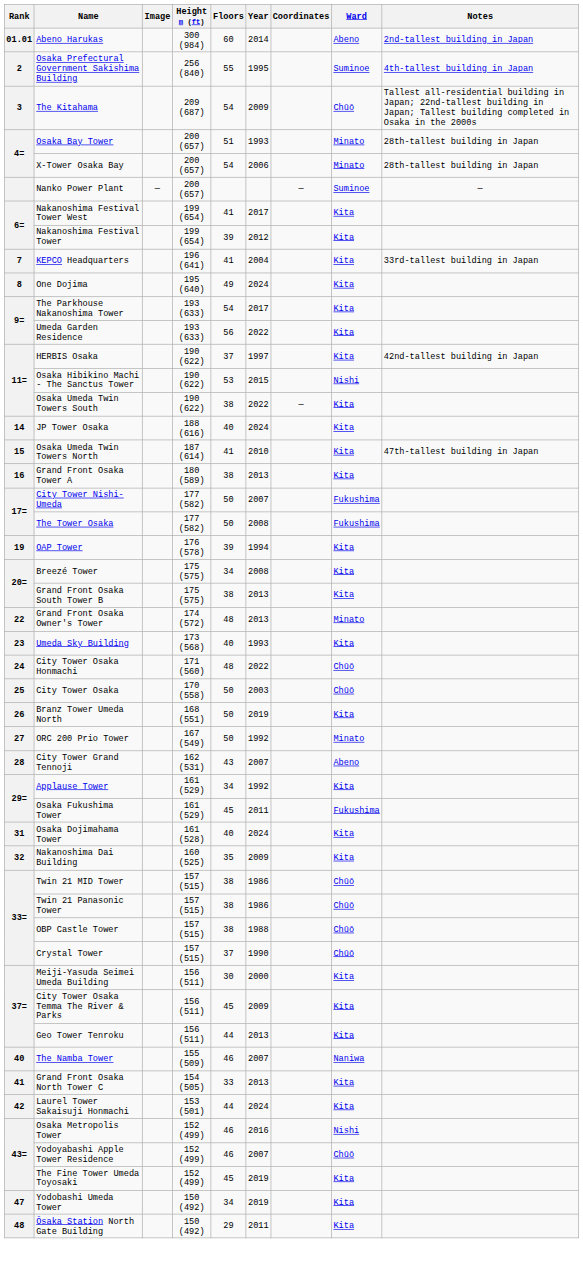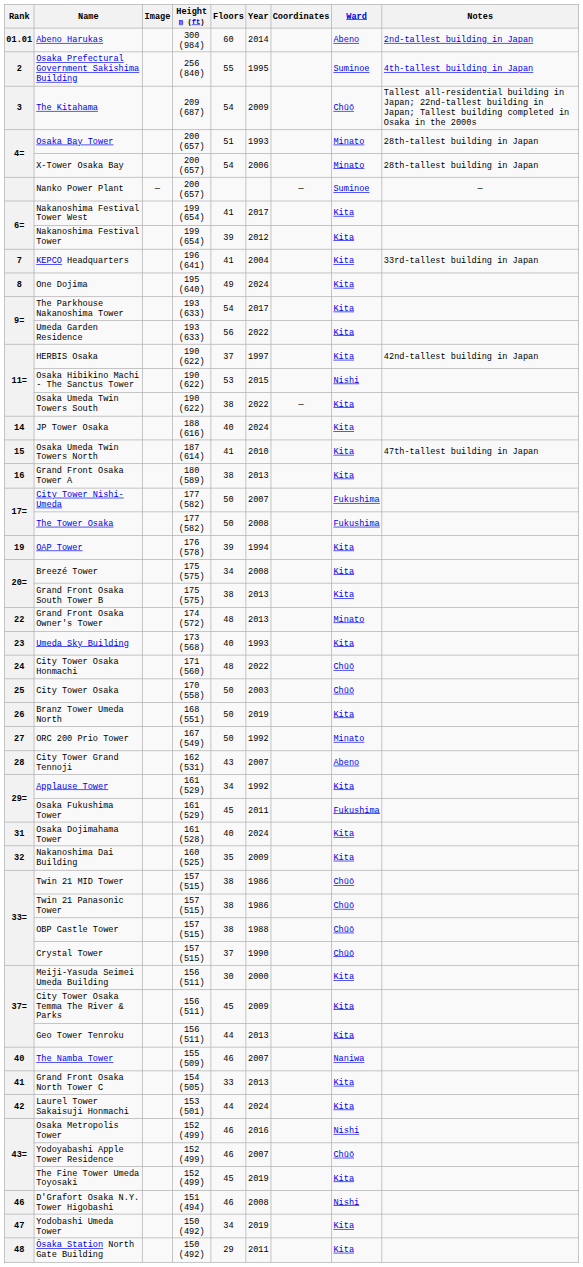+ row: (88, 1202)
